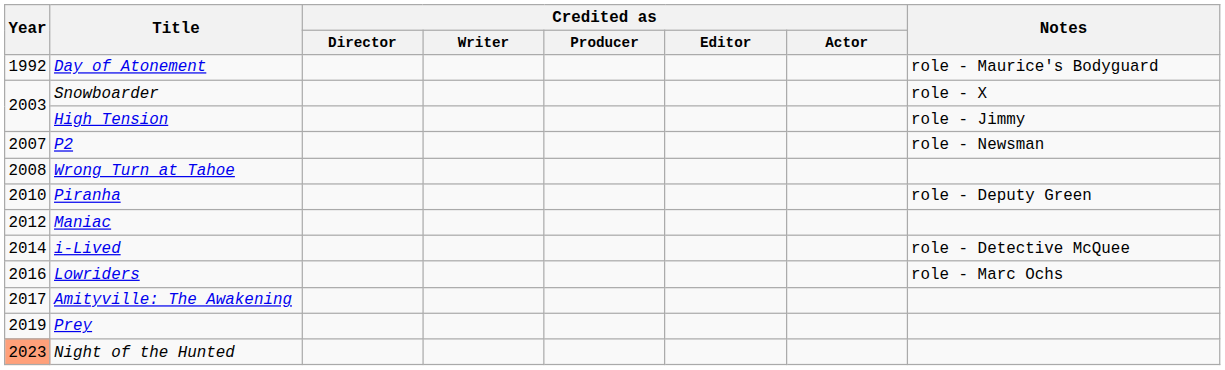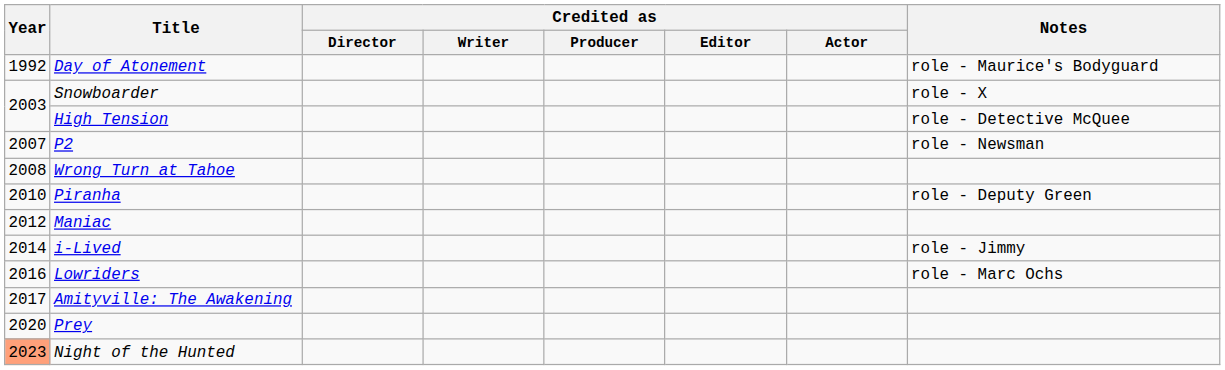(968, 119) role - Jimmy -> (1020, 119) role - Detective McQuee
(1020, 248) role - Detective McQuee -> (968, 248) role - Jimmy
(27, 326) 2019 -> (27, 326) 2020
